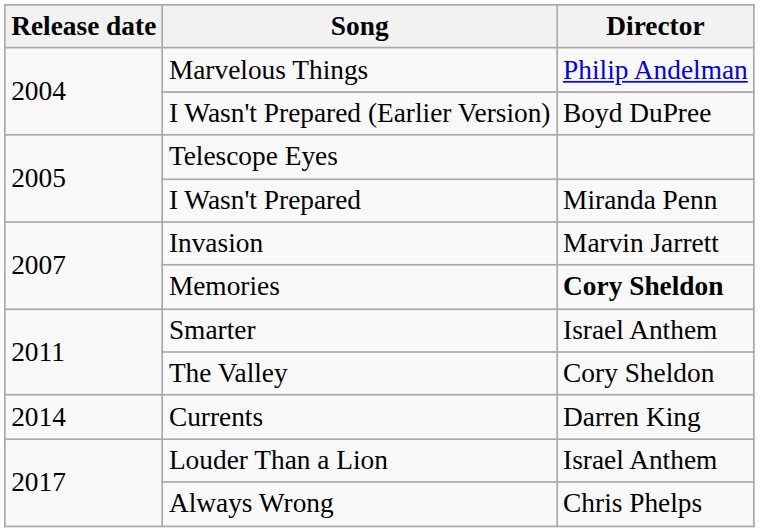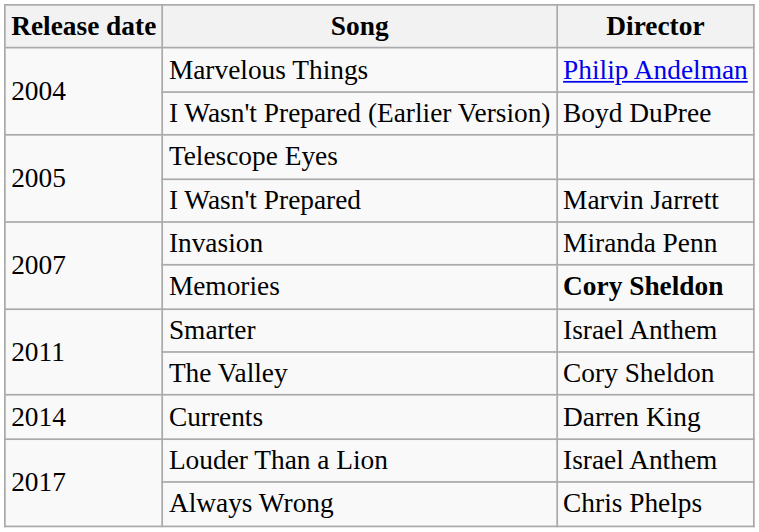(640, 199) Miranda Penn -> (641, 199) Marvin Jarrett
(641, 243) Marvin Jarrett -> (640, 243) Miranda Penn
